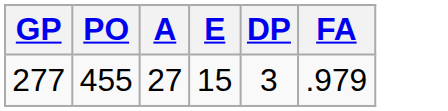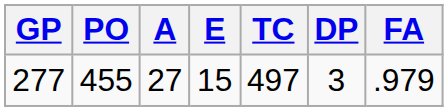+ column: (273, 29)
